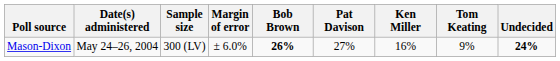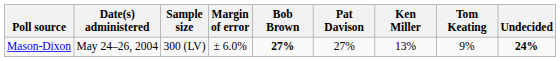(283, 46) 26% -> (283, 46) 27%
(406, 46) 16% -> (406, 46) 13%
